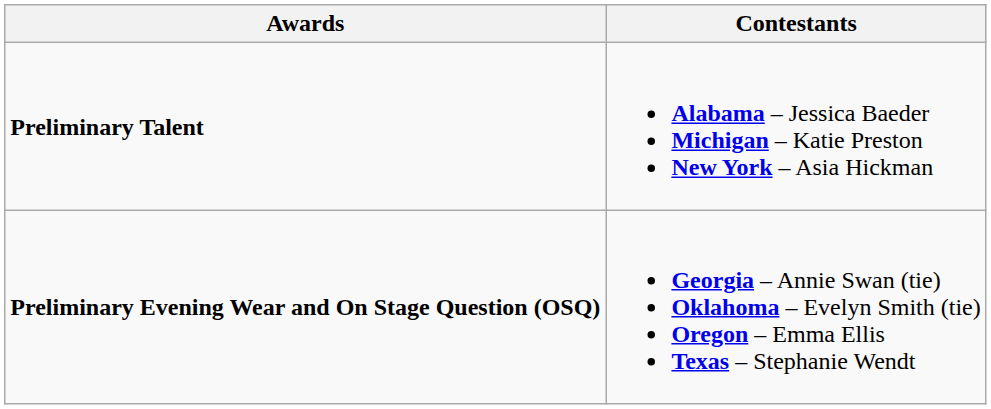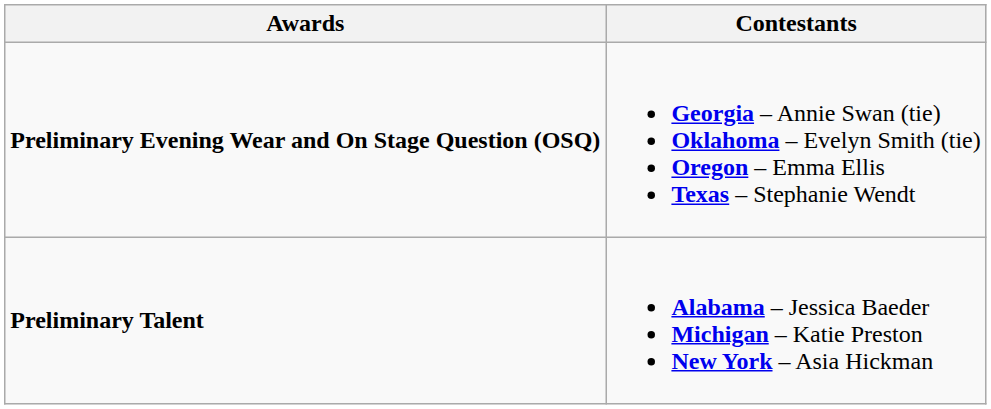rows swapped: (305, 306) <-> (107, 126)
